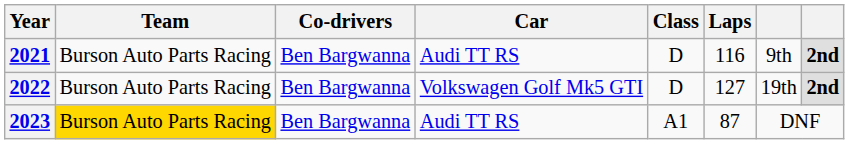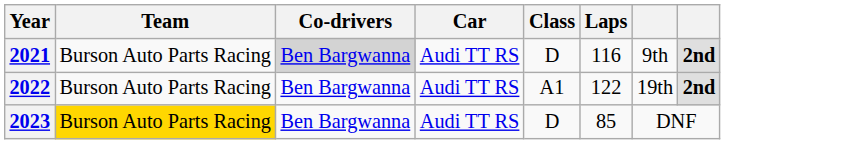(345, 55) no background -> (345, 55) lightgrey background
(531, 88) Volkswagen Golf Mk5 GTI -> (470, 88) Audi TT RS
(676, 88) D -> (552, 88) A1
(730, 88) 127 -> (606, 88) 122
(676, 122) A1 -> (552, 122) D
(730, 122) 87 -> (606, 122) 85
